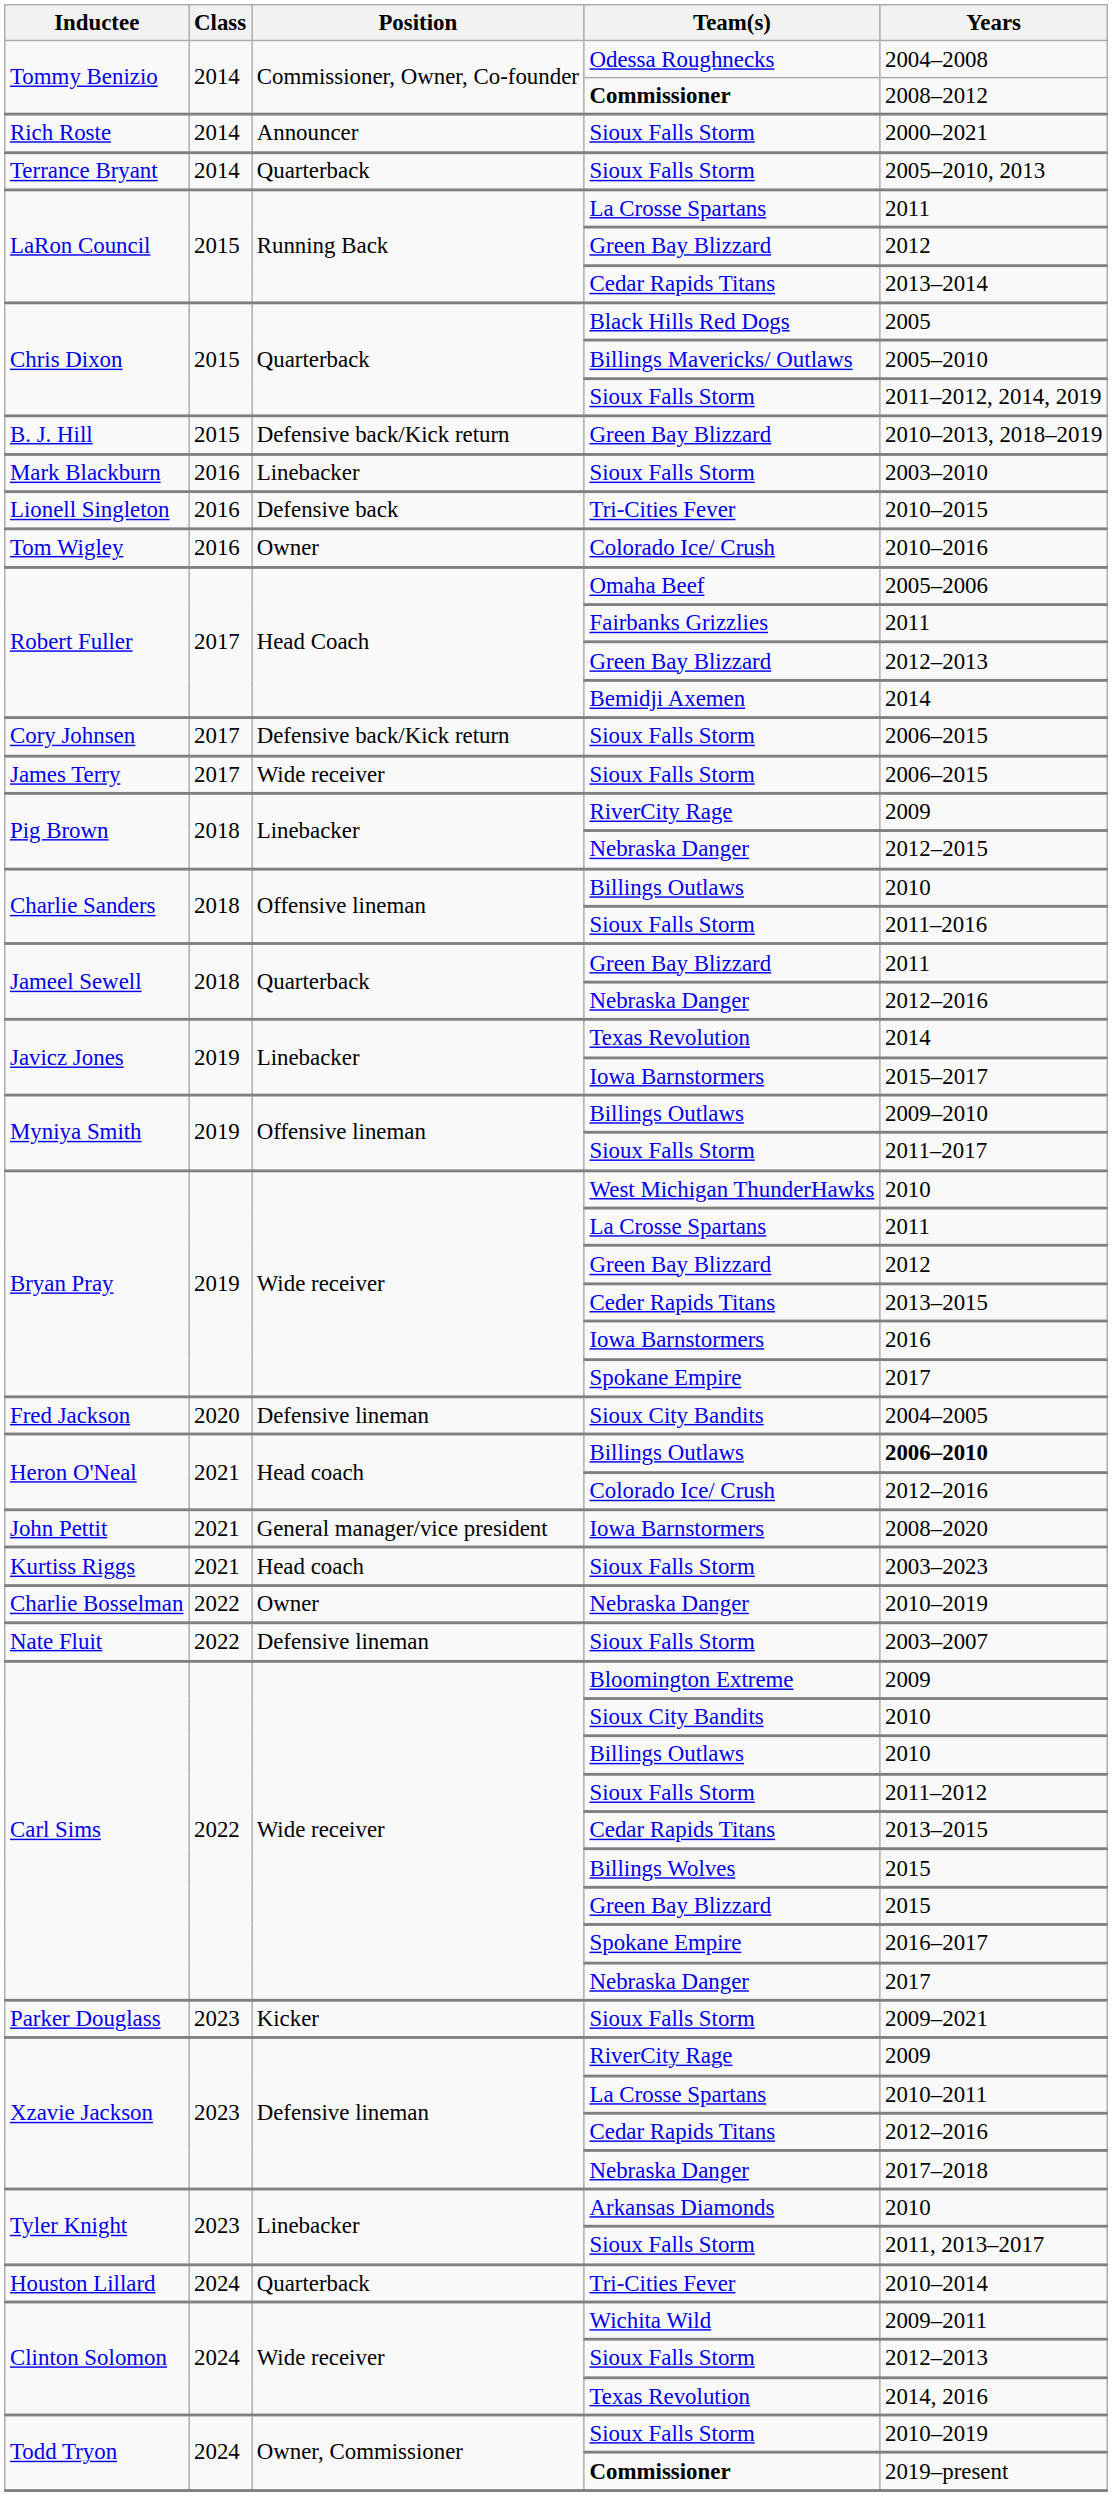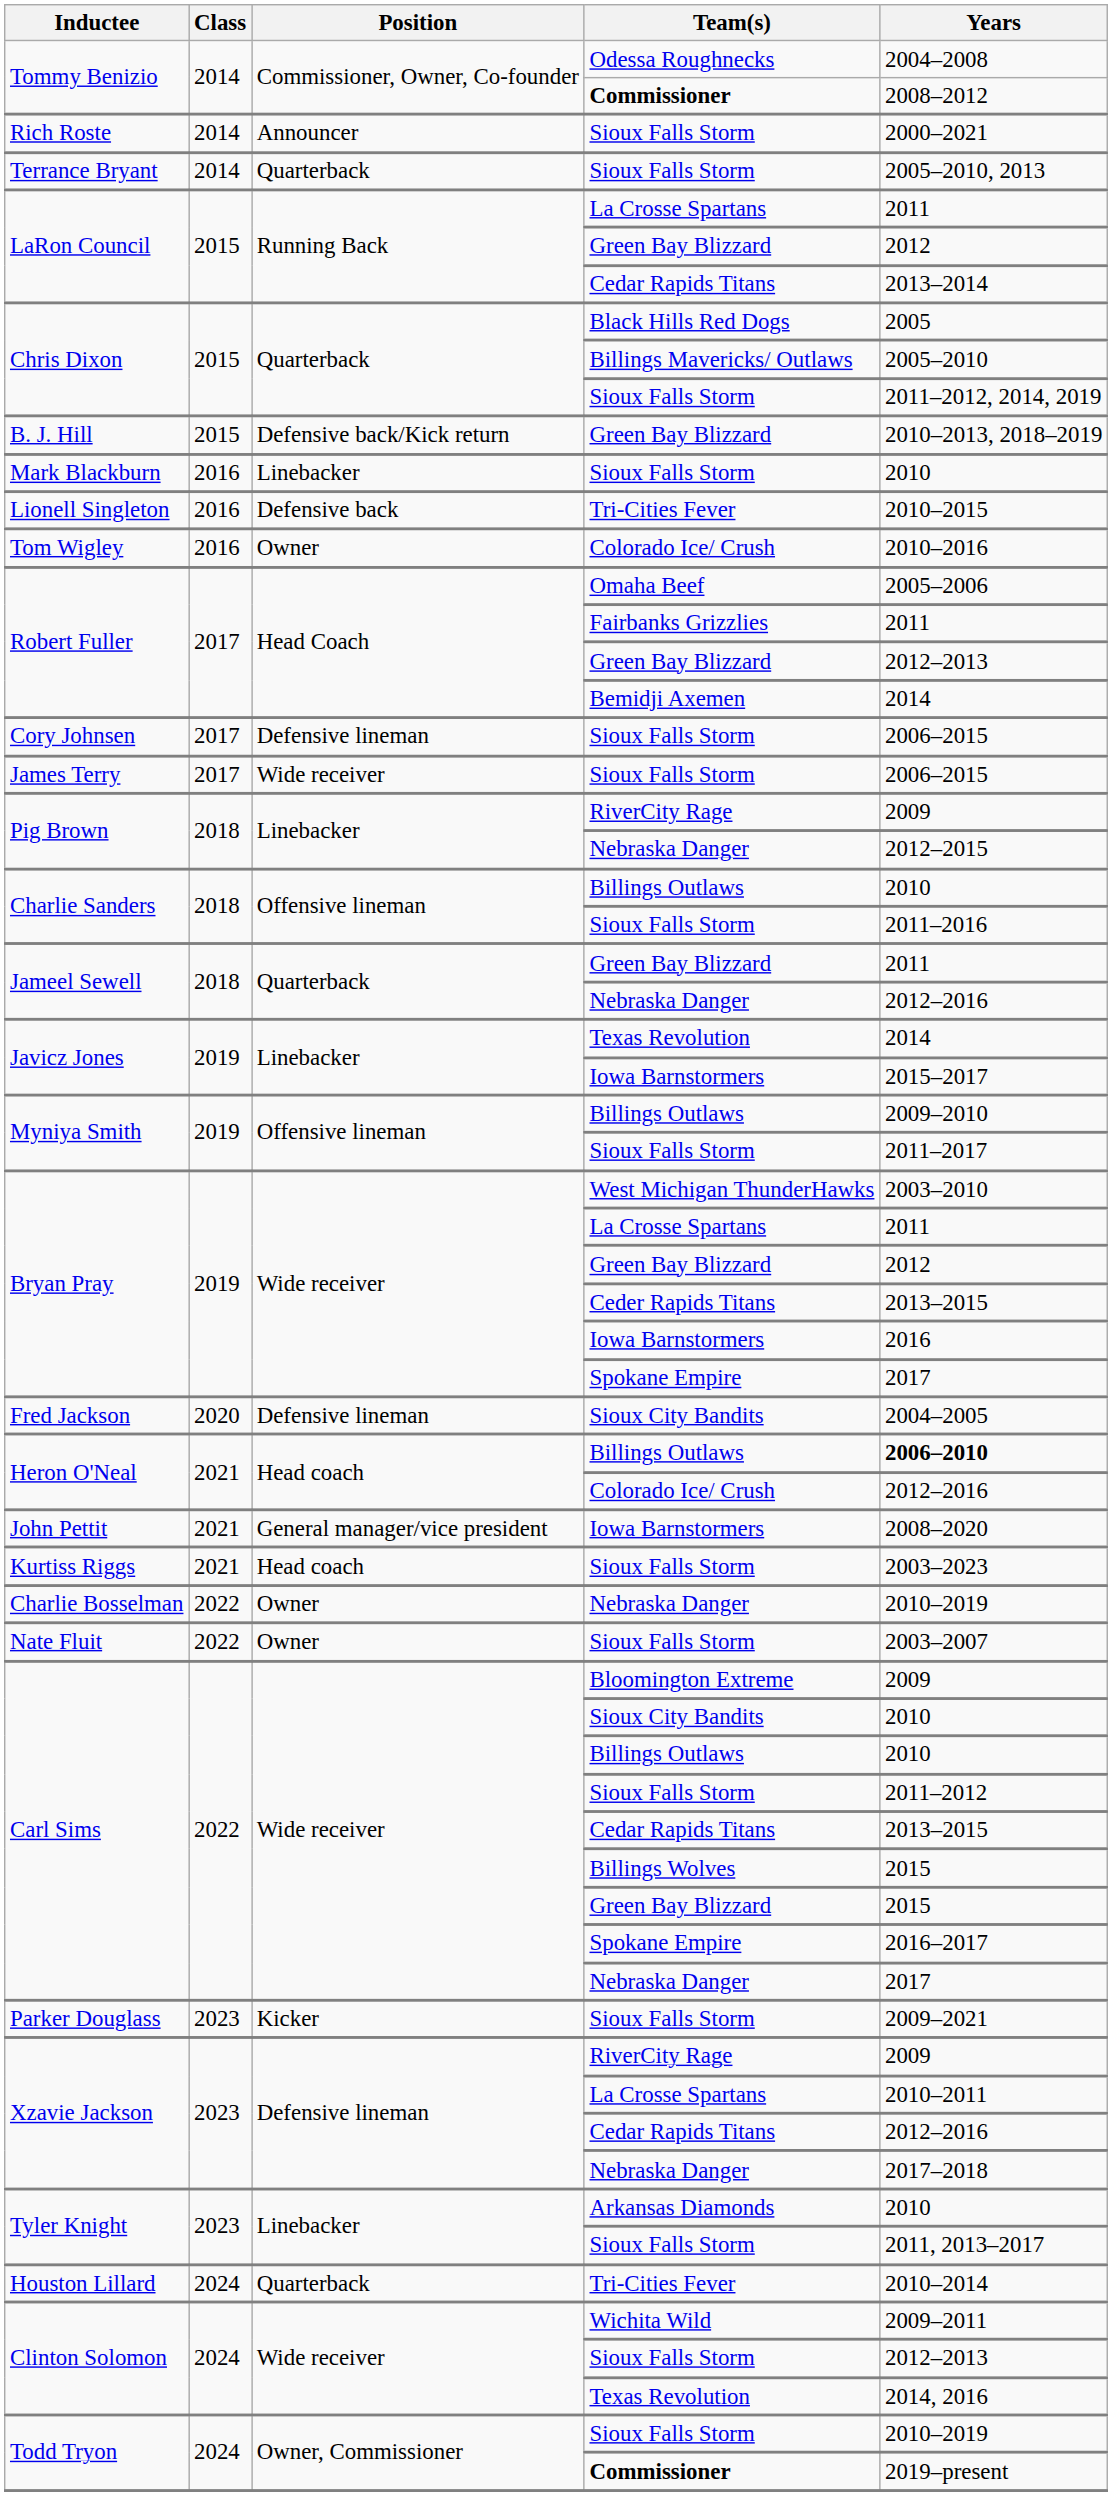(936, 472) 2003–2010 -> (908, 472) 2010
(383, 736) Defensive back/Kick return -> (343, 736) Defensive lineman
(908, 1188) 2010 -> (936, 1188) 2003–2010
(343, 1641) Defensive lineman -> (288, 1641) Owner
